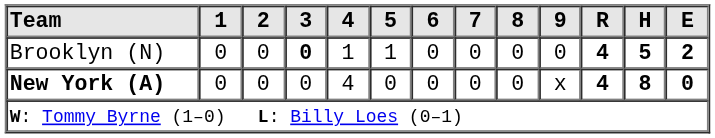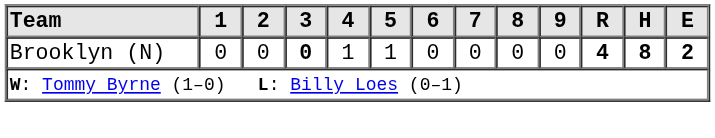(645, 53) 5 -> (645, 53) 8
- row: (87, 85)
